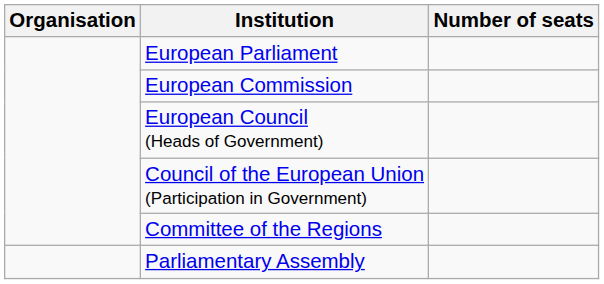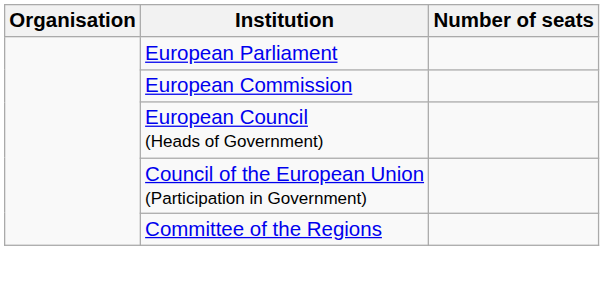- row: (255, 261)
